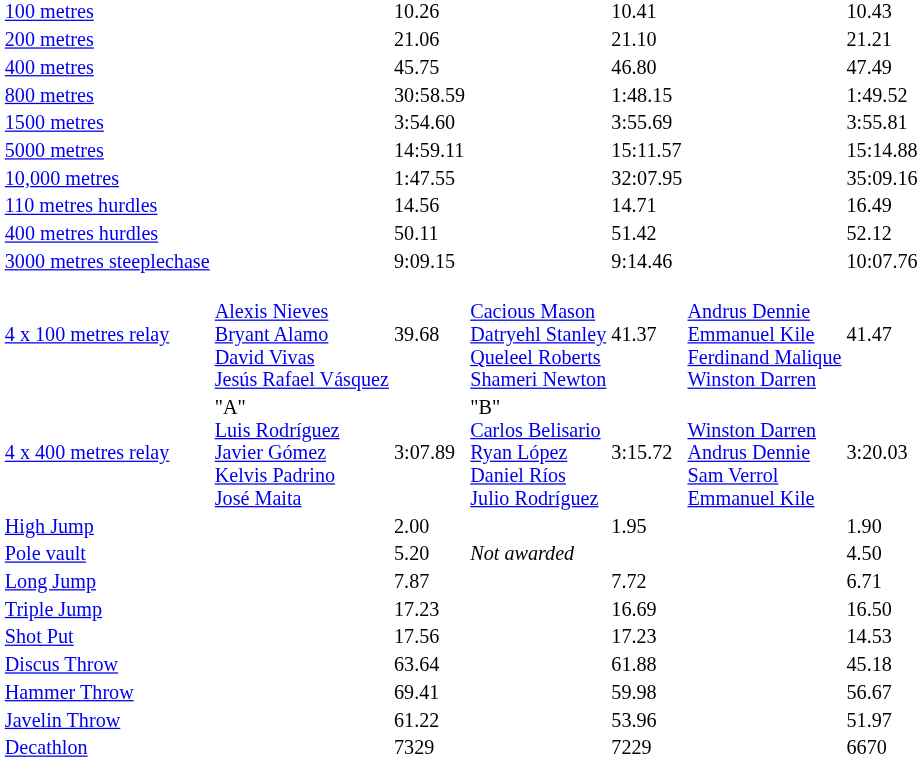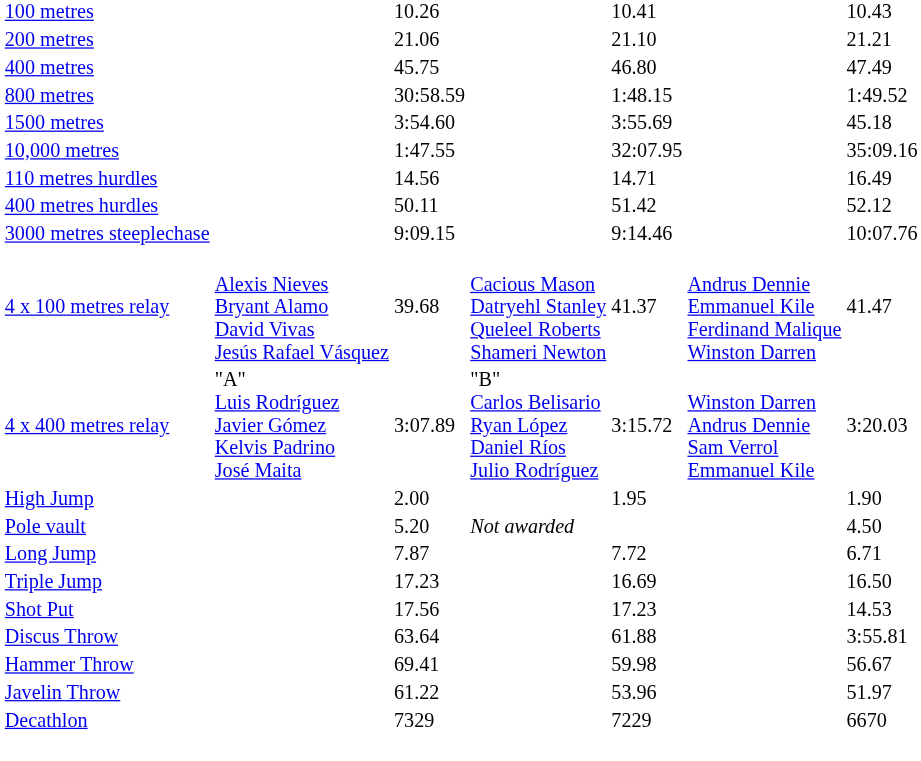(877, 122) 3:55.81 -> (869, 122) 45.18
- row: (54, 150)
(869, 664) 45.18 -> (877, 636) 3:55.81
